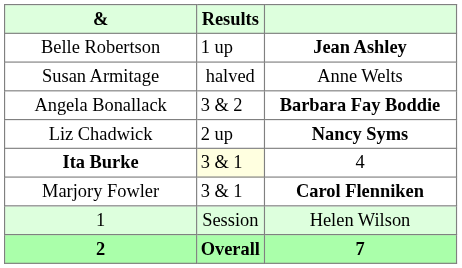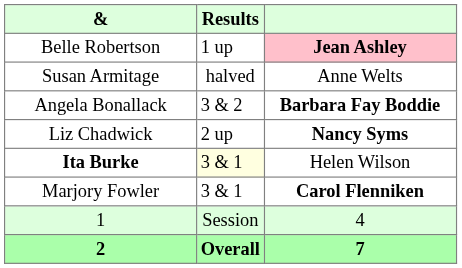(360, 47) no background -> (360, 47) pink background
(360, 162) 4 -> (360, 162) Helen Wilson
(360, 220) Helen Wilson -> (360, 220) 4
